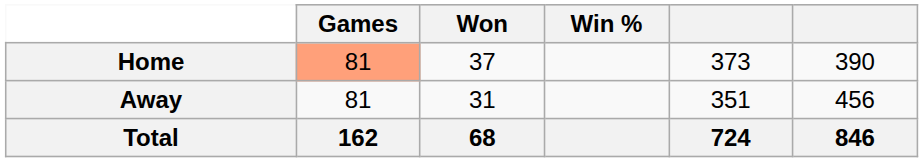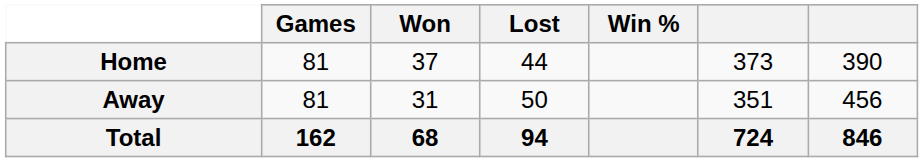+ column: (534, 24)
(358, 62) lightsalmon background -> (316, 62) no background
